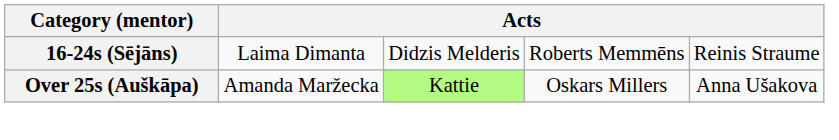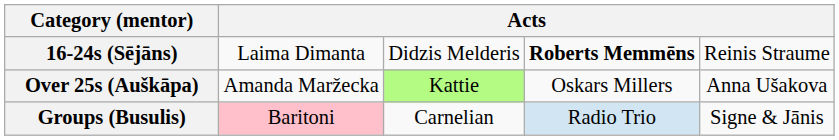(607, 53) normal -> (612, 53) bold
+ row: (112, 118)
